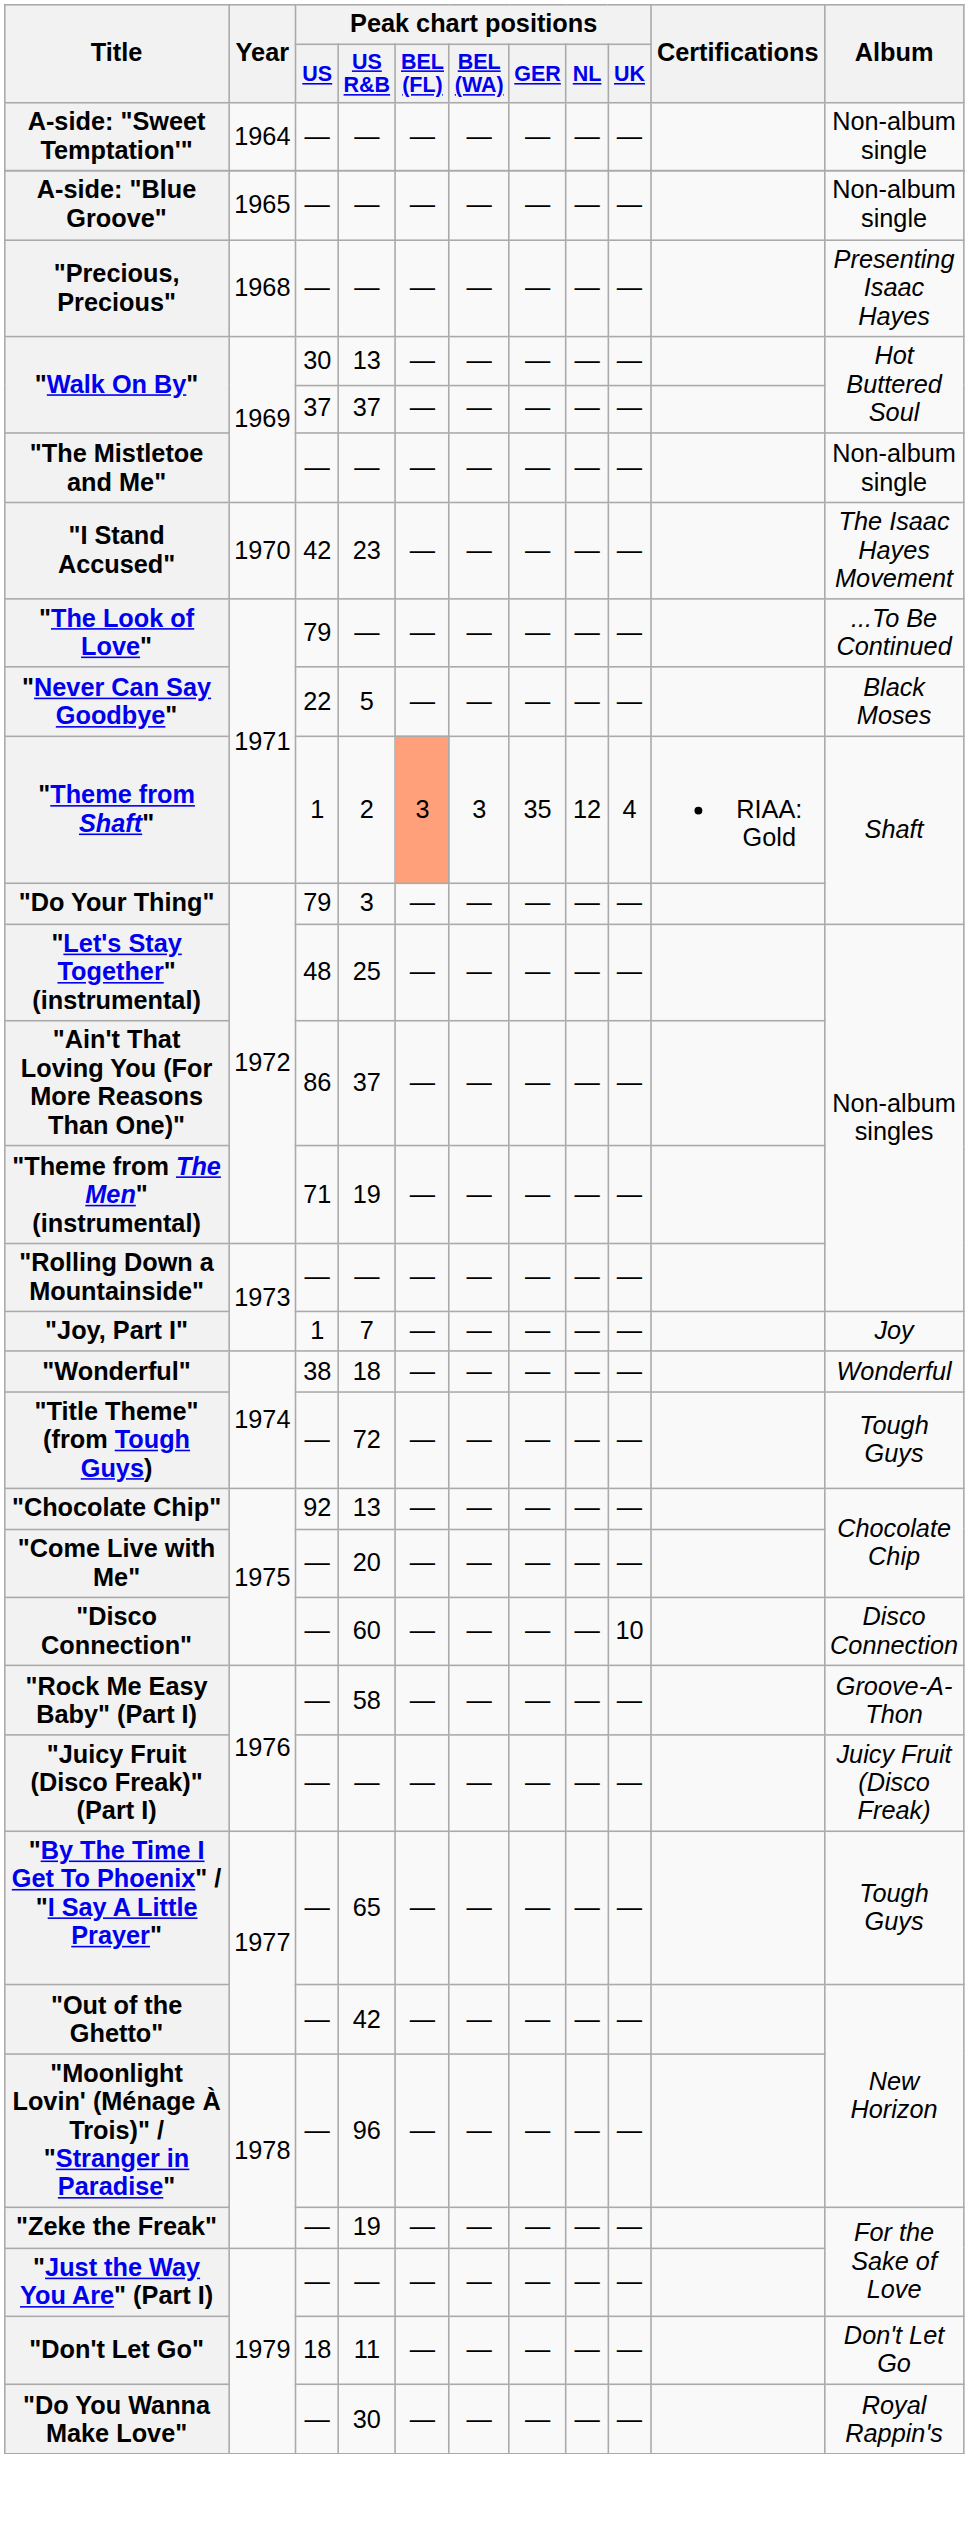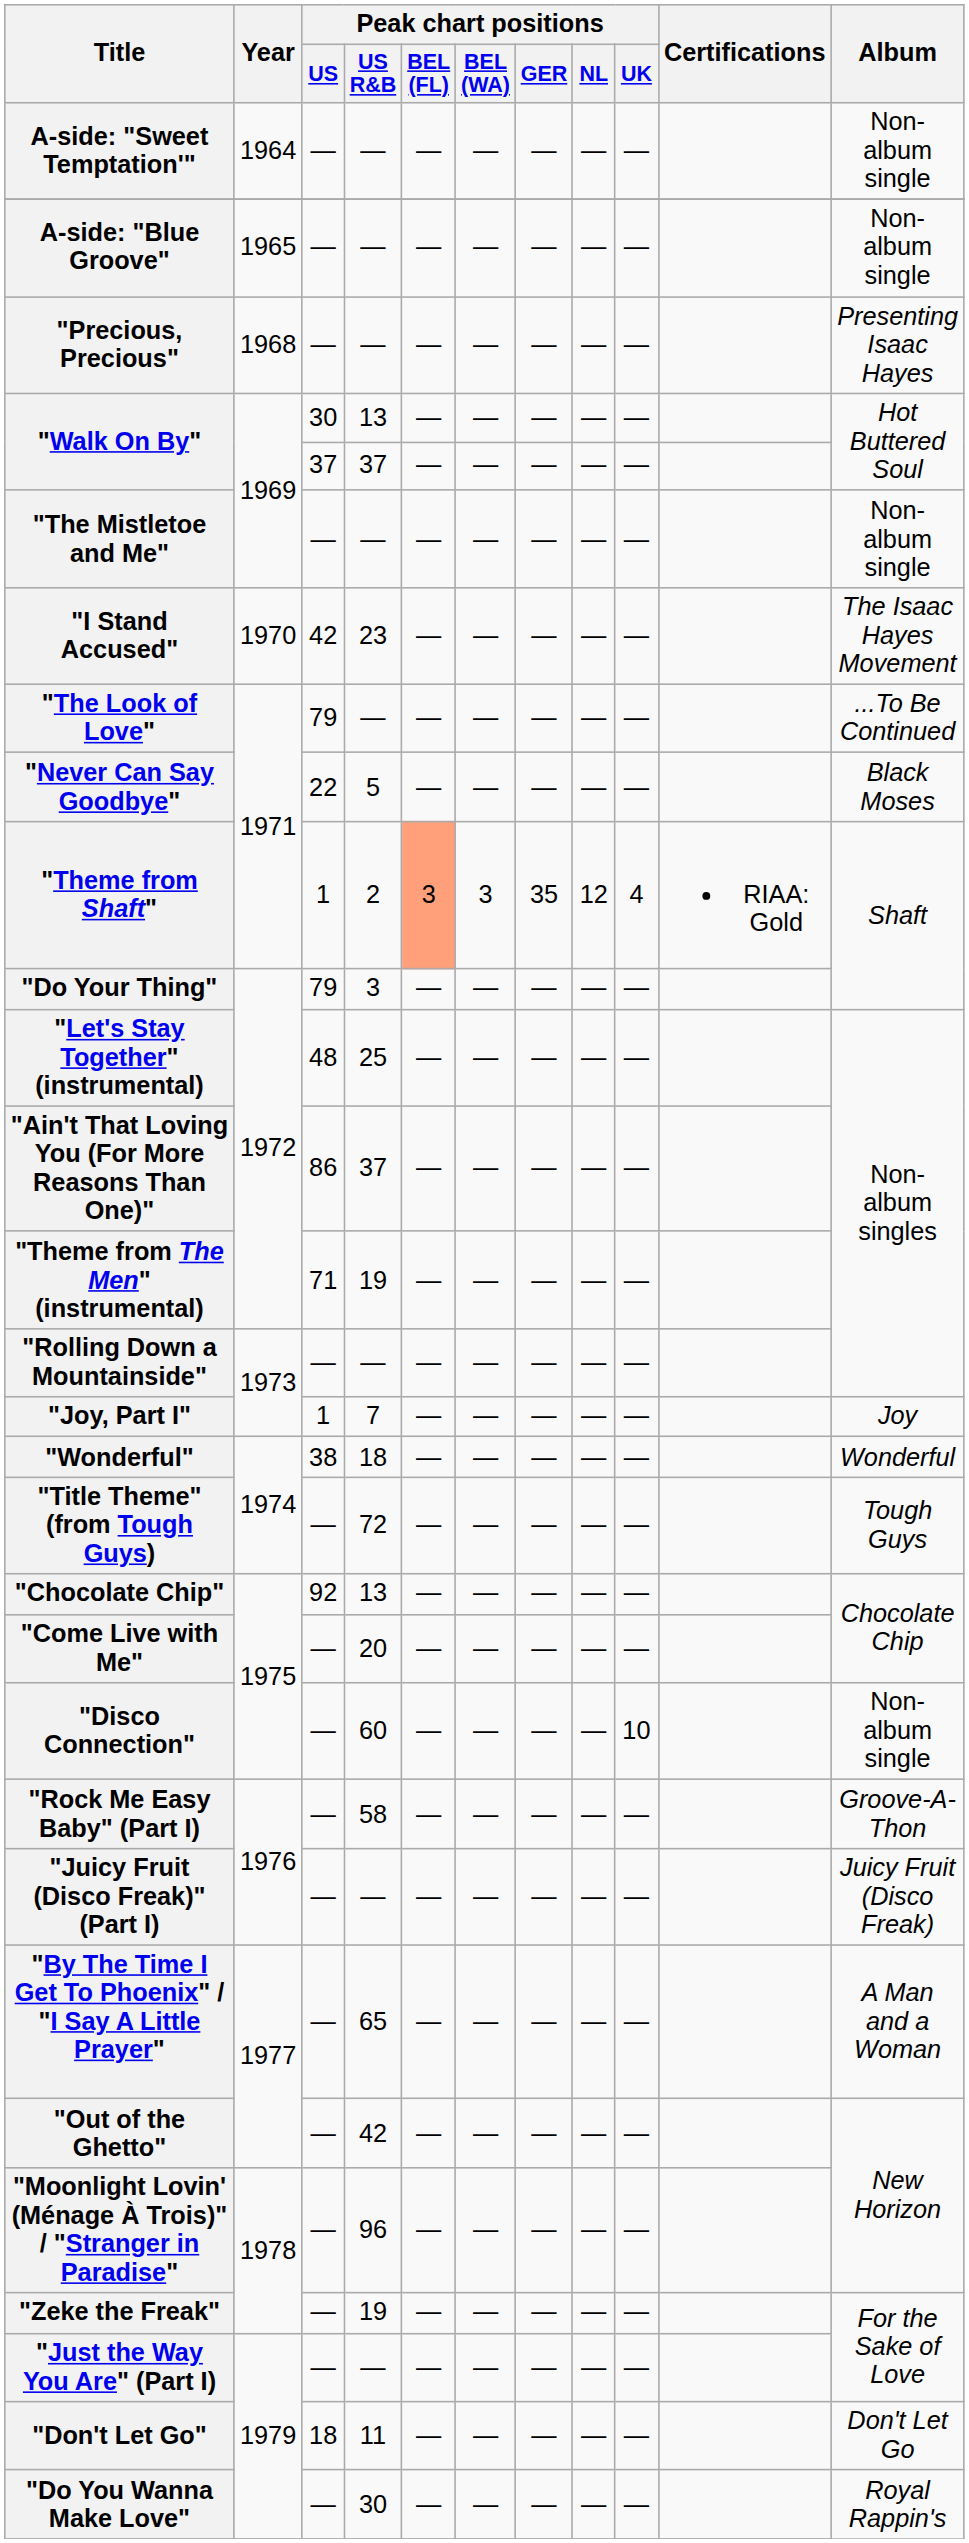(894, 1631) Disco Connection -> (898, 1730) Non-album single
(894, 1908) Tough Guys -> (898, 2021) A Man and a Woman
